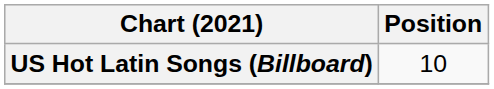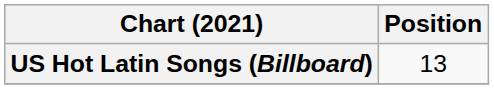(433, 63) 10 -> (433, 63) 13
